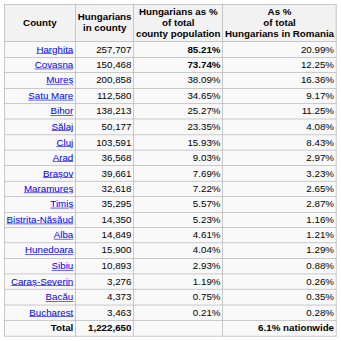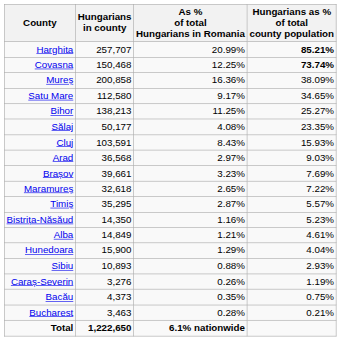columns swapped: (178, 23) <-> (280, 23)
